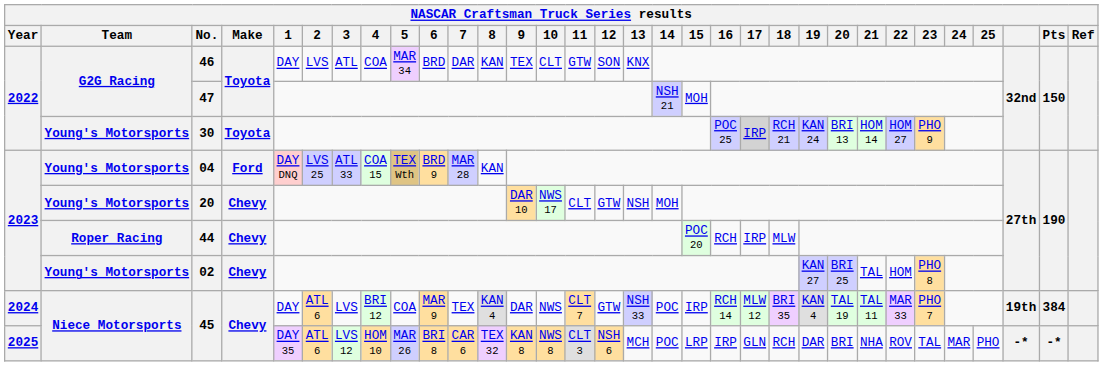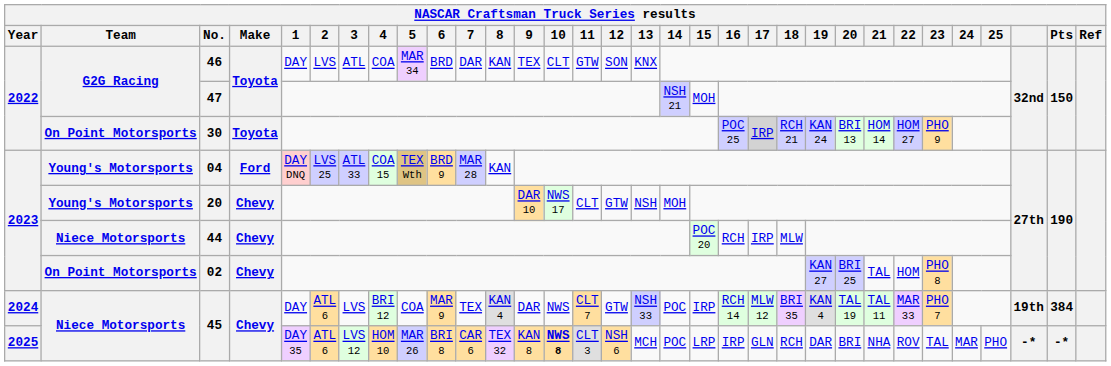(117, 133) Young's Motorsports -> (121, 133) On Point Motorsports
(117, 238) Roper Racing -> (121, 238) Niece Motorsports
(117, 273) Young's Motorsports -> (121, 273) On Point Motorsports
(551, 342) normal -> (558, 343) bold
